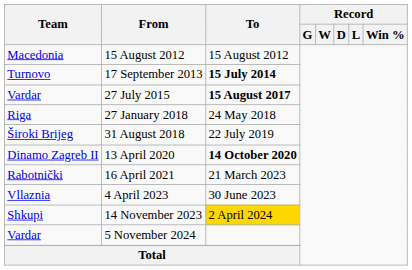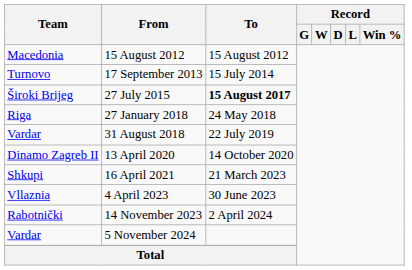(242, 74) bold -> (241, 74) normal
(24, 94) Vardar -> (40, 94) Široki Brijeg
(40, 134) Široki Brijeg -> (24, 134) Vardar
(253, 154) bold -> (251, 154) normal
(35, 174) Rabotnički -> (25, 174) Shkupi
(25, 214) Shkupi -> (35, 214) Rabotnički
(240, 214) gold background -> (240, 214) no background
